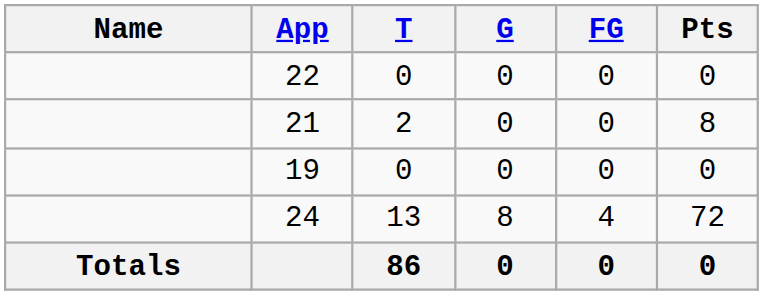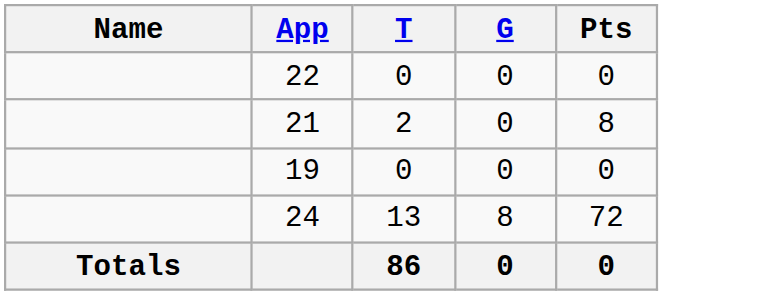- column: (606, 29)
